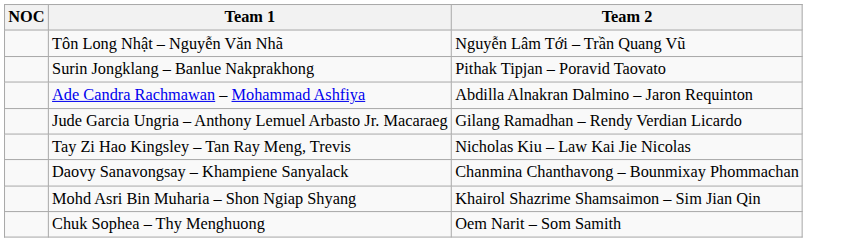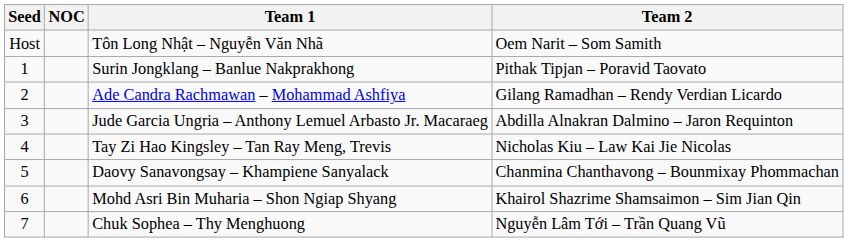+ column: (25, 17)
(570, 43) Nguyễn Lâm Tới – Trần Quang Vũ -> (578, 43) Oem Narit – Som Samith
(604, 95) Abdilla Alnakran Dalmino – Jaron Requinton -> (639, 95) Gilang Ramadhan – Rendy Verdian Licardo
(599, 120) Gilang Ramadhan – Rendy Verdian Licardo -> (644, 120) Abdilla Alnakran Dalmino – Jaron Requinton
(538, 224) Oem Narit – Som Samith -> (610, 224) Nguyễn Lâm Tới – Trần Quang Vũ
